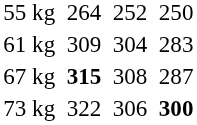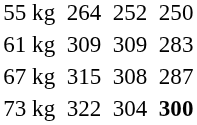(130, 44) 304 -> (130, 44) 309
(84, 76) bold -> (84, 76) normal
(130, 108) 306 -> (130, 108) 304
